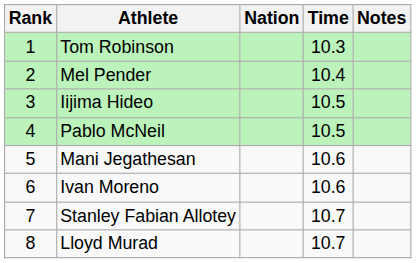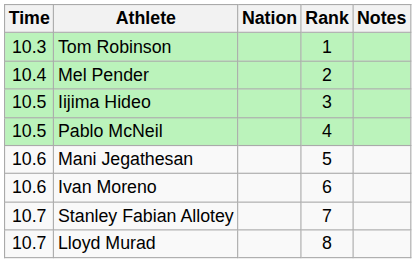columns swapped: (30, 18) <-> (328, 18)
